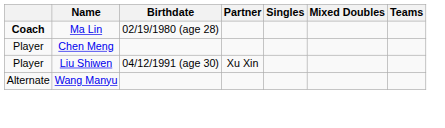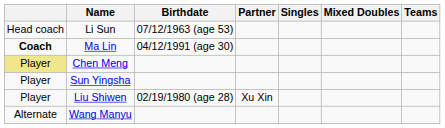+ row: (100, 30)
(171, 30) 02/19/1980 (age 28) -> (185, 47) 04/12/1991 (age 30)
(28, 47) no background -> (35, 64) khaki background
+ row: (100, 81)
(171, 64) 04/12/1991 (age 30) -> (185, 98) 02/19/1980 (age 28)
